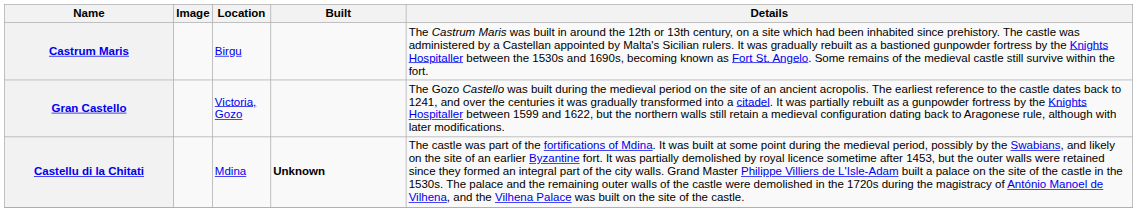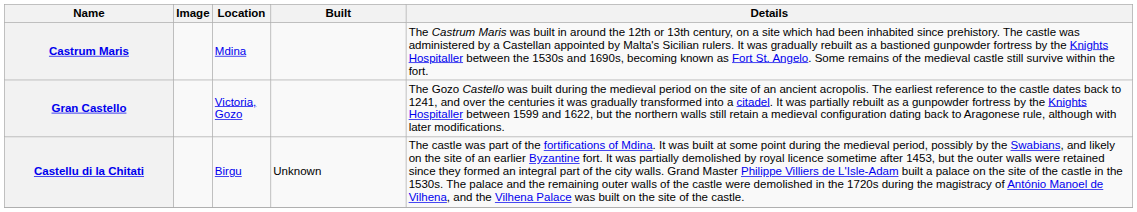(228, 51) Birgu -> (231, 51) Mdina
(231, 172) Mdina -> (228, 172) Birgu
(299, 172) bold -> (297, 172) normal
